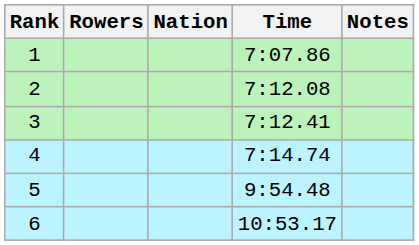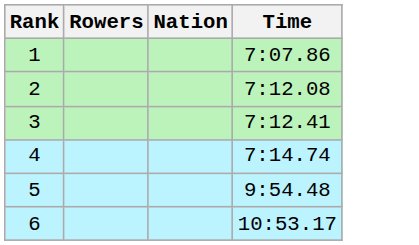- column: (378, 22)
